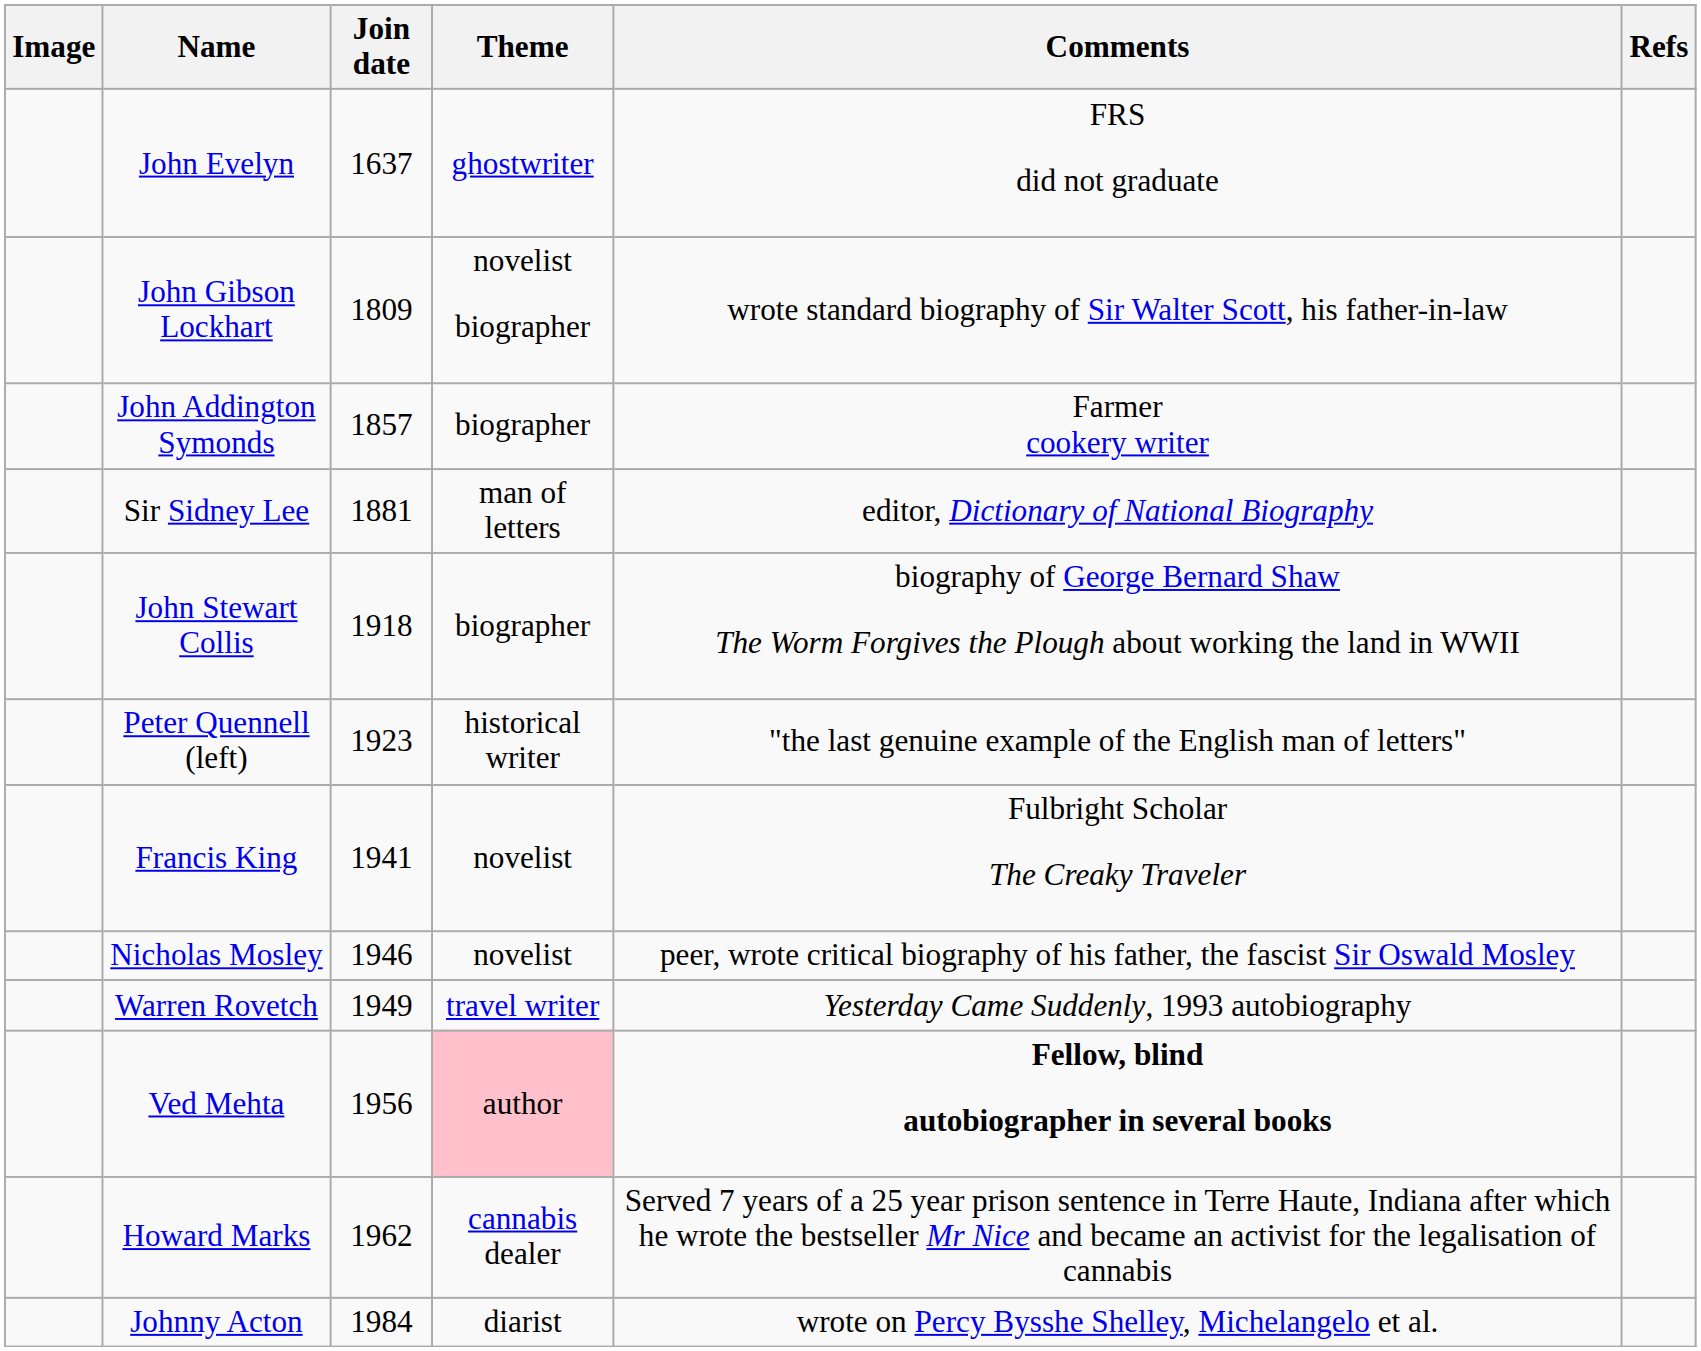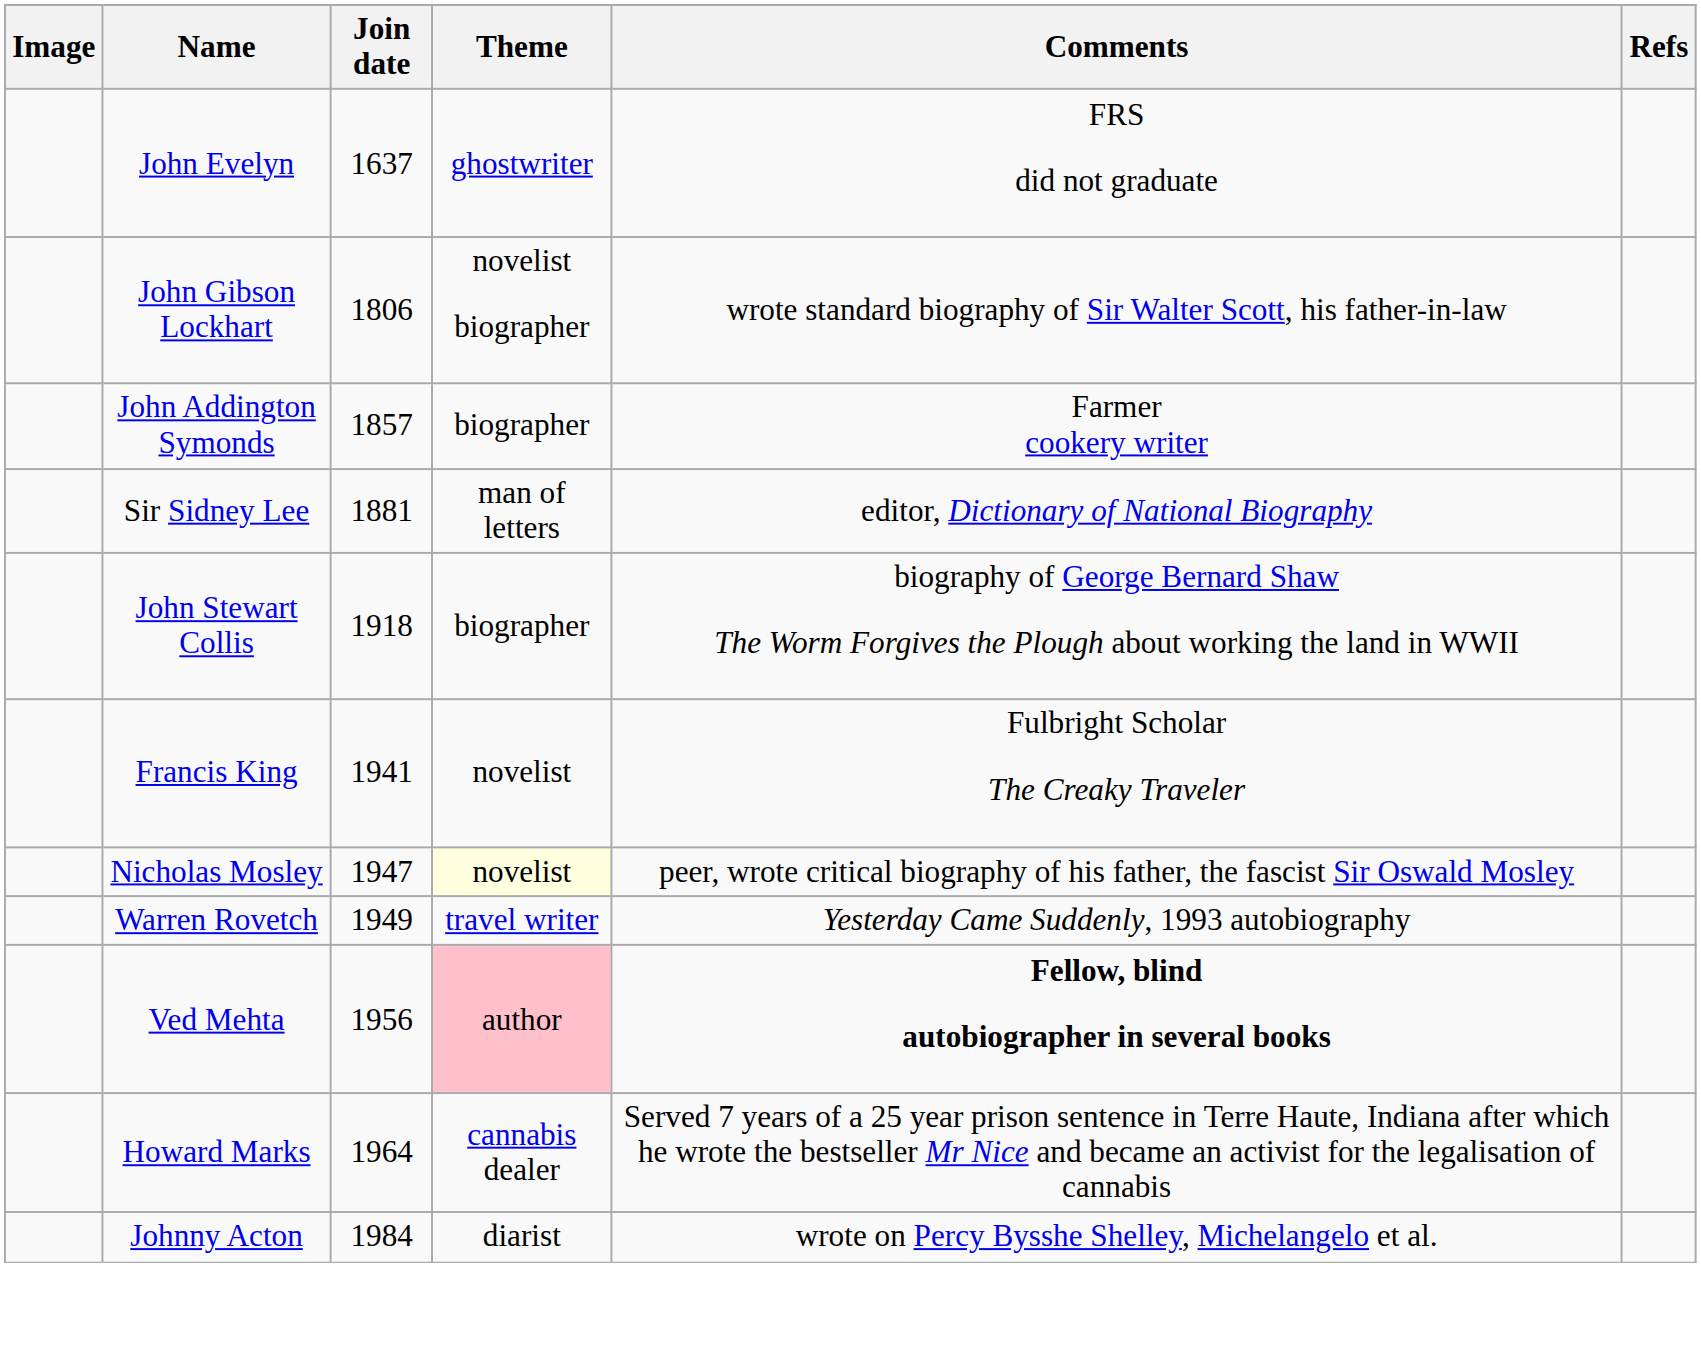(381, 309) 1809 -> (382, 309) 1806
- row: (216, 741)
(381, 955) 1946 -> (382, 870) 1947
(523, 955) no background -> (522, 870) lightyellow background
(381, 1236) 1962 -> (382, 1151) 1964
